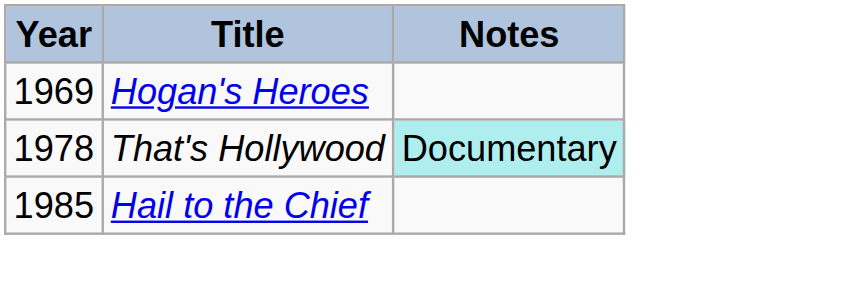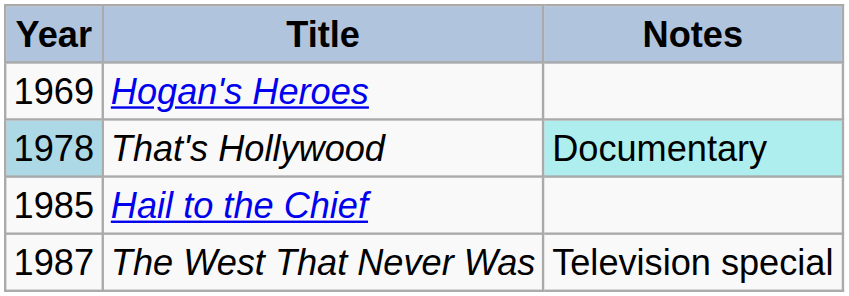(54, 149) no background -> (54, 149) lightblue background
+ row: (323, 263)
